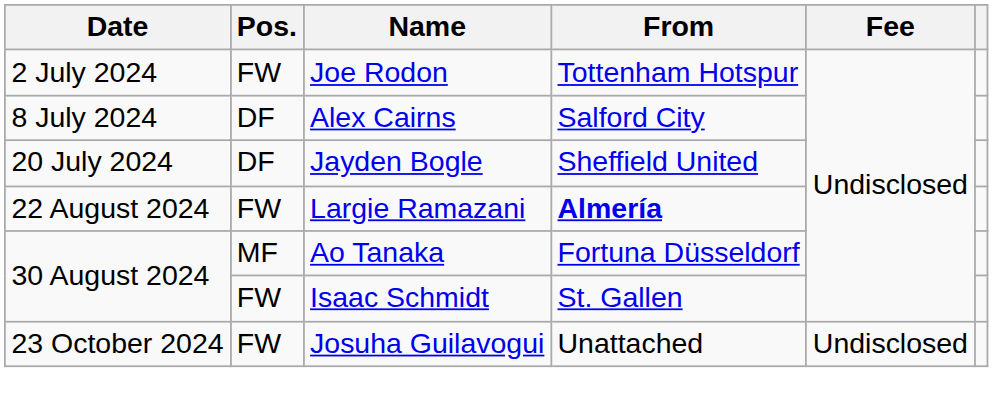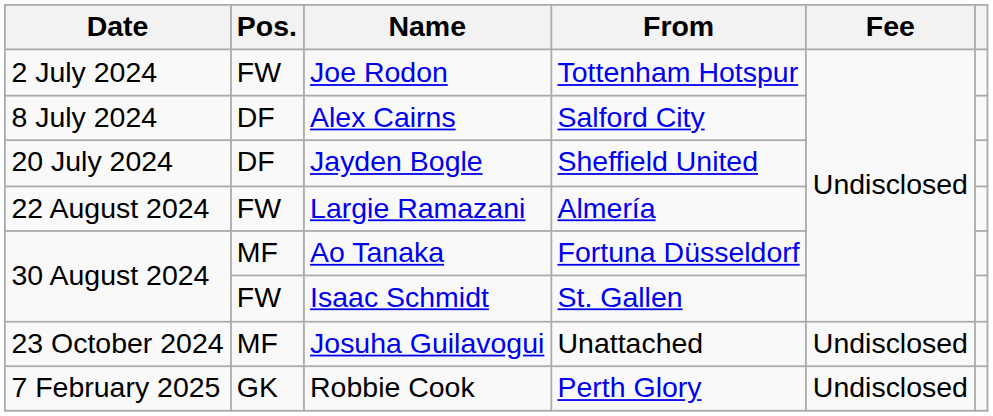(610, 207) bold -> (607, 207) normal
(259, 343) FW -> (257, 343) MF
+ row: (392, 388)
